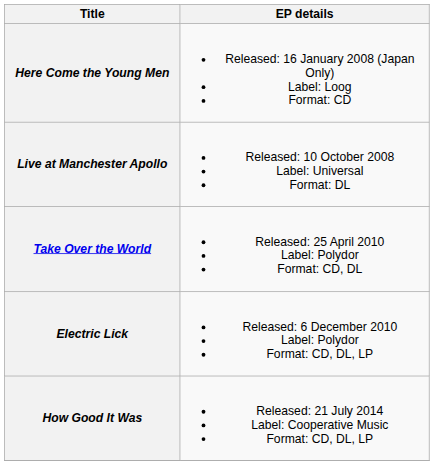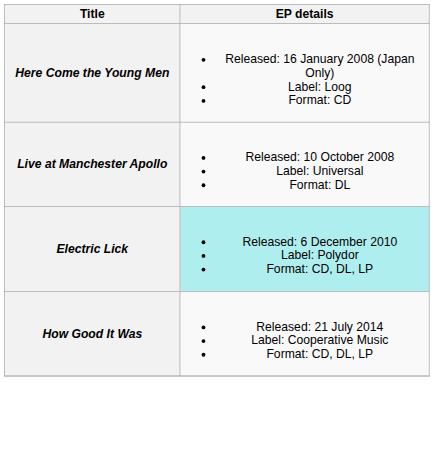- row: (92, 249)
(305, 340) no background -> (305, 256) paleturquoise background
